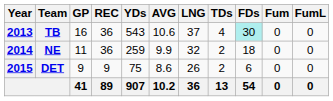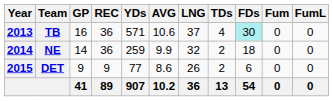(135, 31) 543 -> (135, 31) 571
(81, 50) 11 -> (81, 50) 14
(135, 68) 75 -> (135, 68) 77
